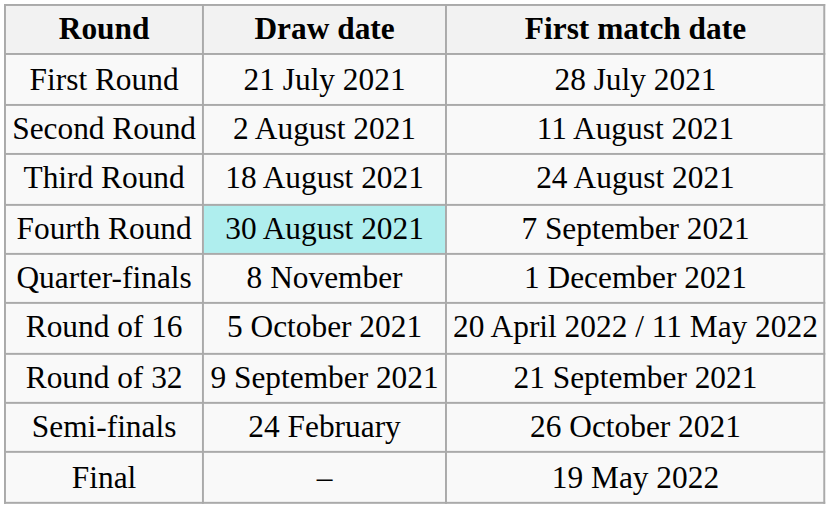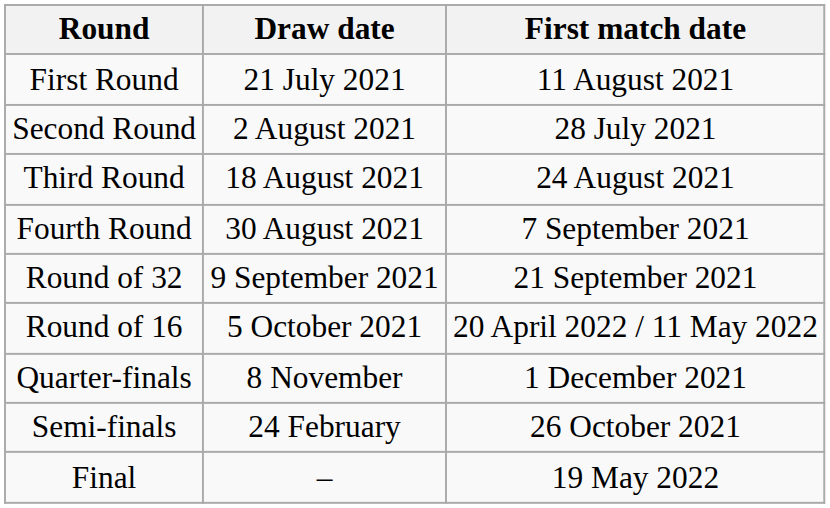(635, 79) 28 July 2021 -> (635, 79) 11 August 2021
(635, 128) 11 August 2021 -> (635, 128) 28 July 2021
(325, 228) paleturquoise background -> (325, 228) no background
rows swapped: (104, 377) <-> (104, 278)
